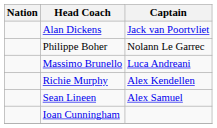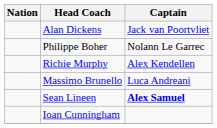rows swapped: (82, 64) <-> (75, 81)
(155, 98) normal -> (156, 98) bold
